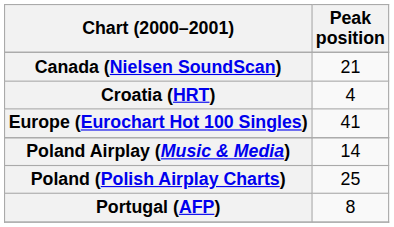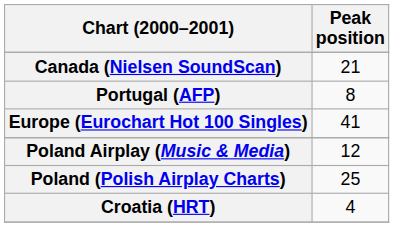rows swapped: (158, 94) <-> (158, 207)
(350, 151) 14 -> (350, 151) 12
